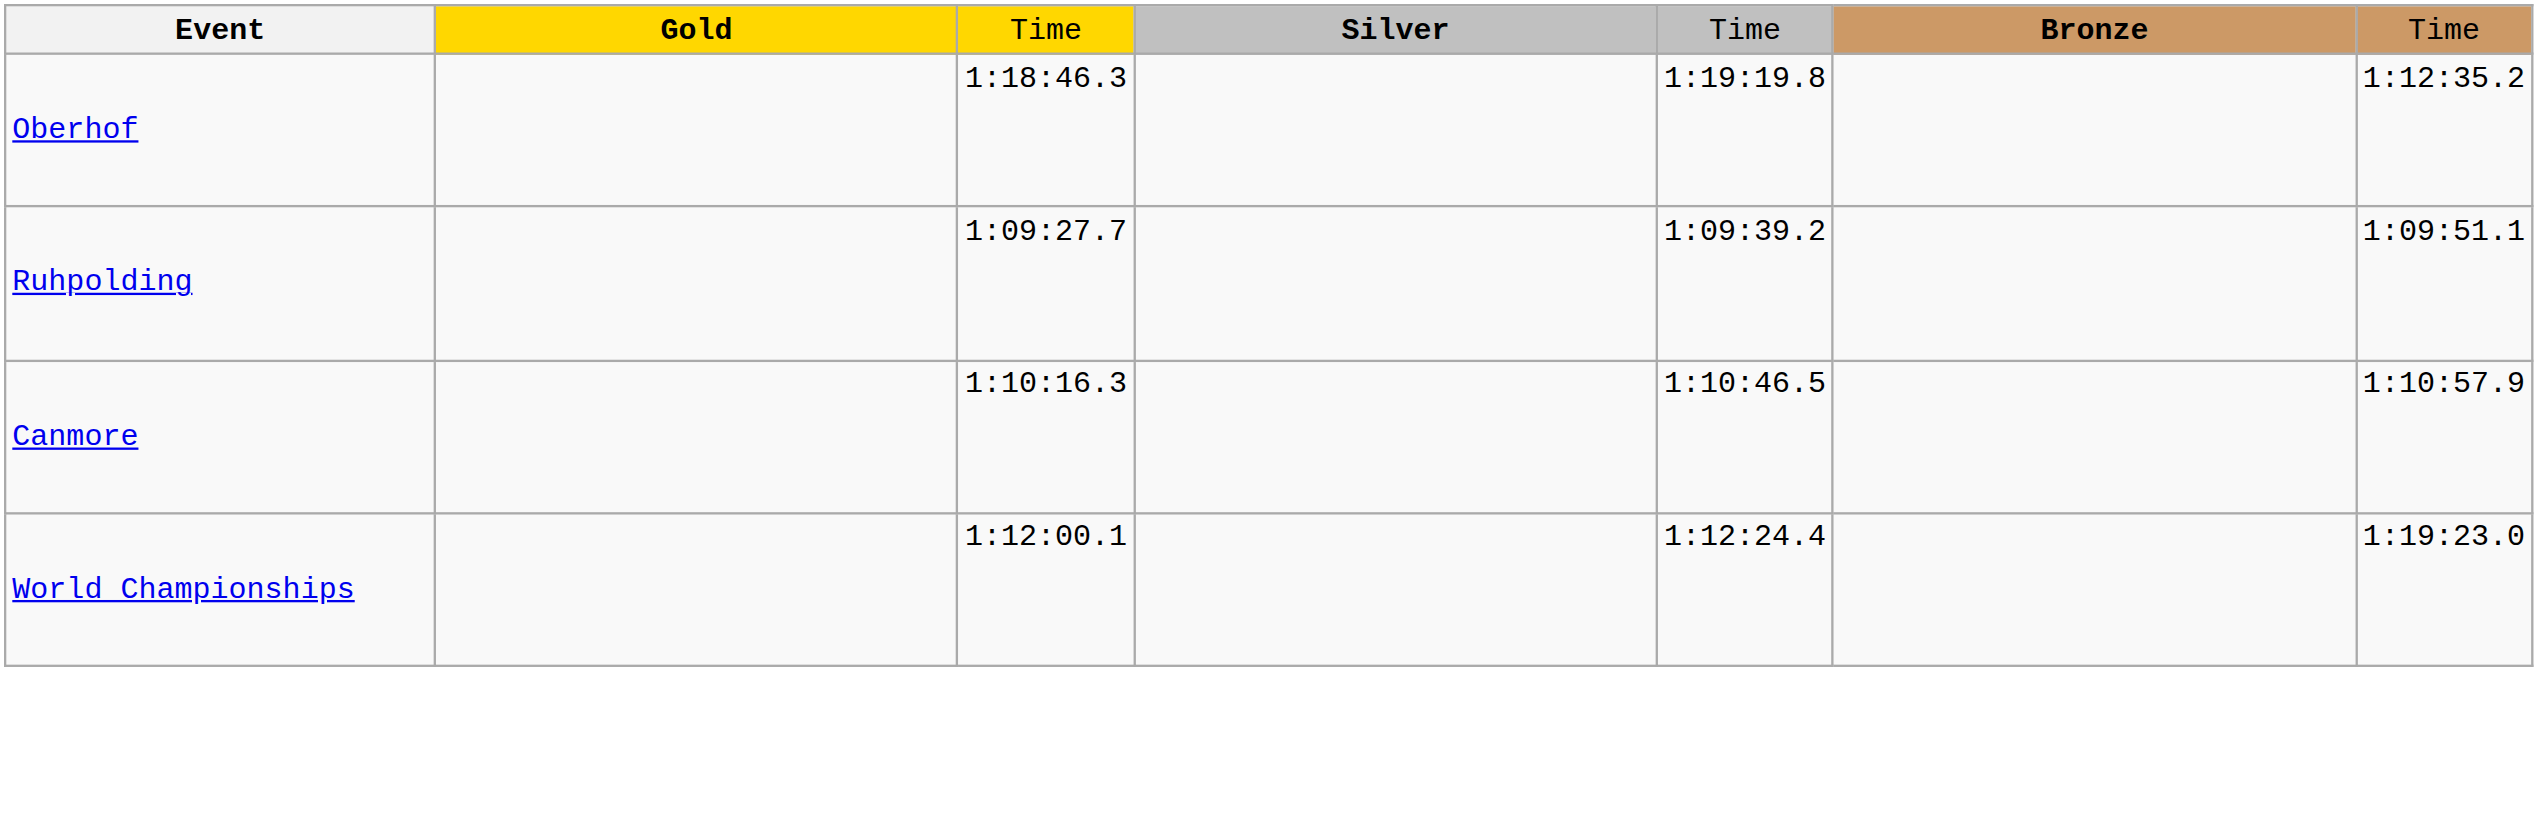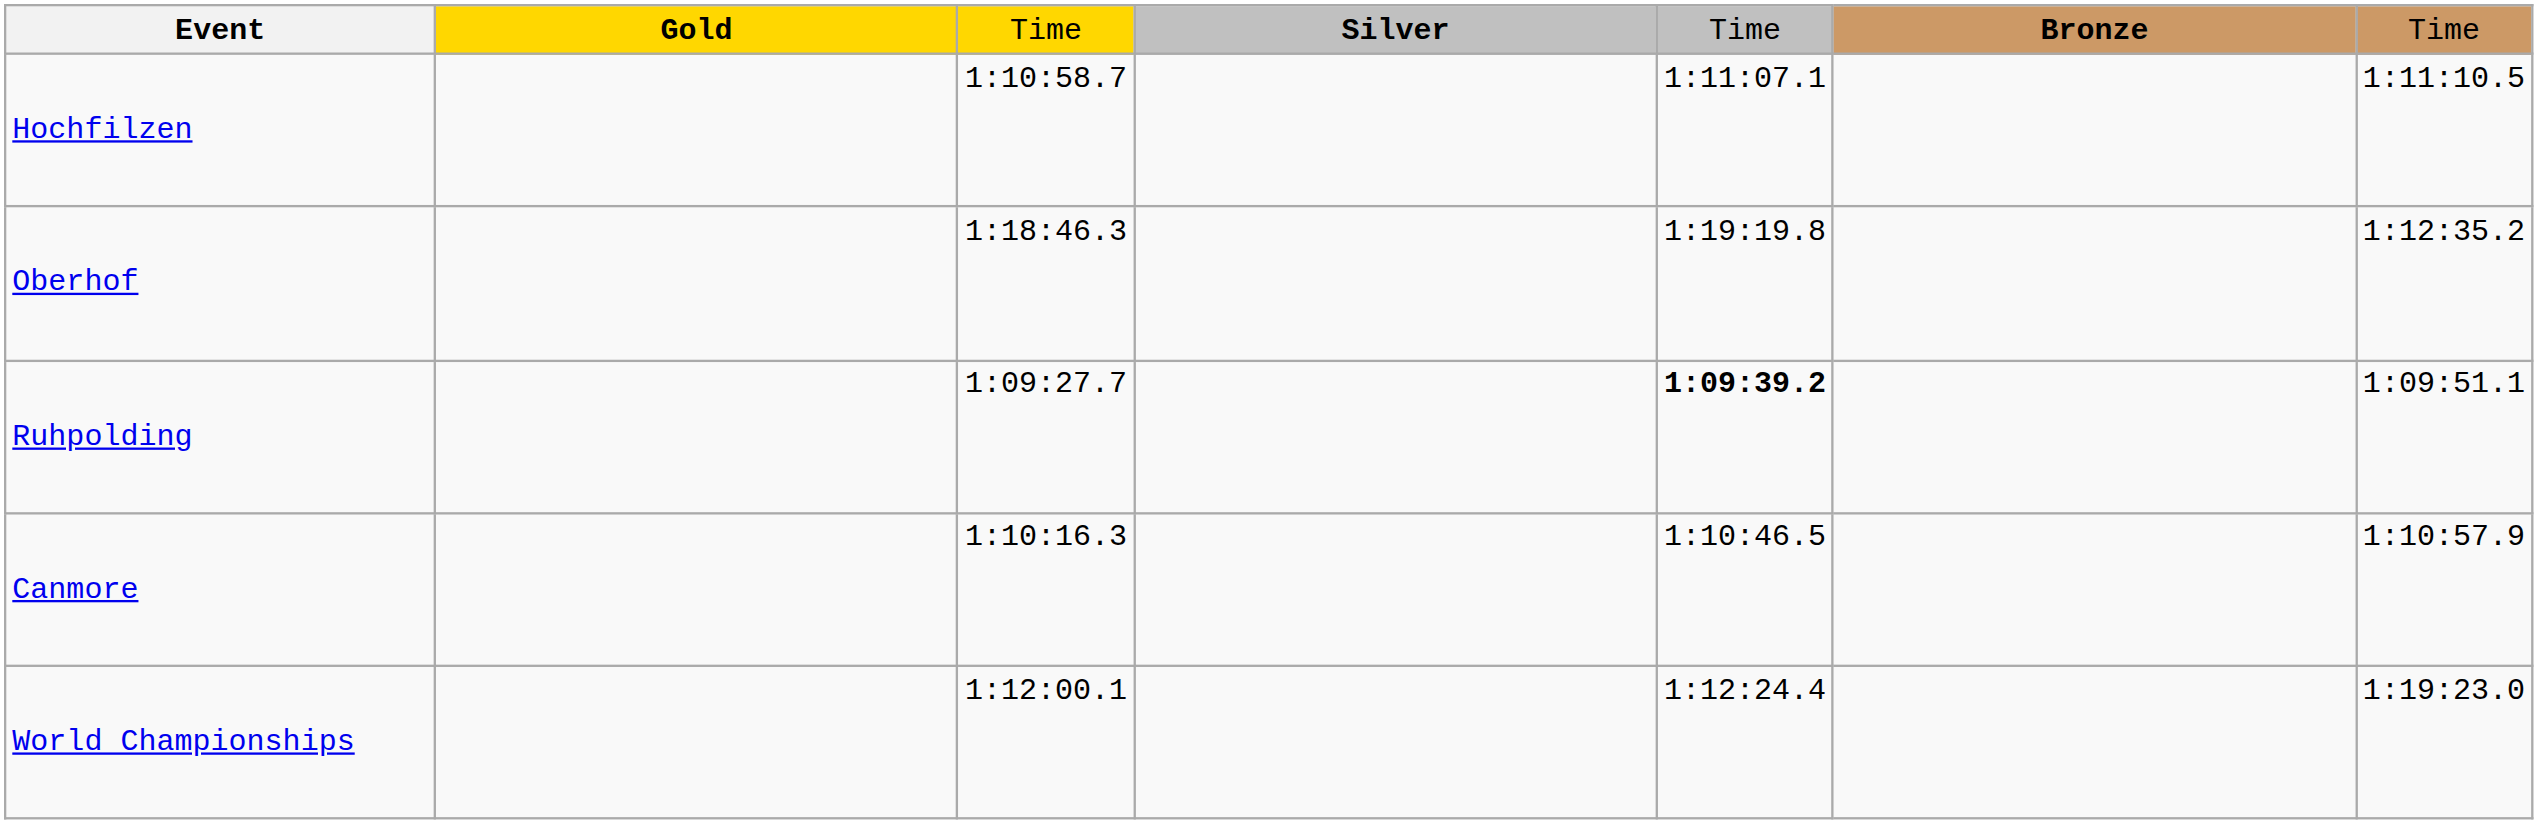+ row: (102, 131)
(1745, 231) normal -> (1745, 384) bold
